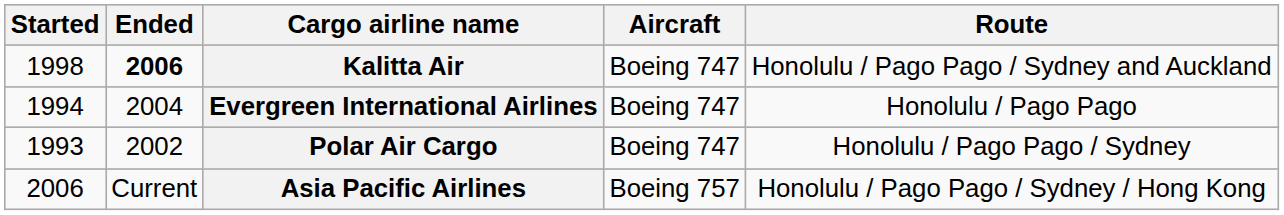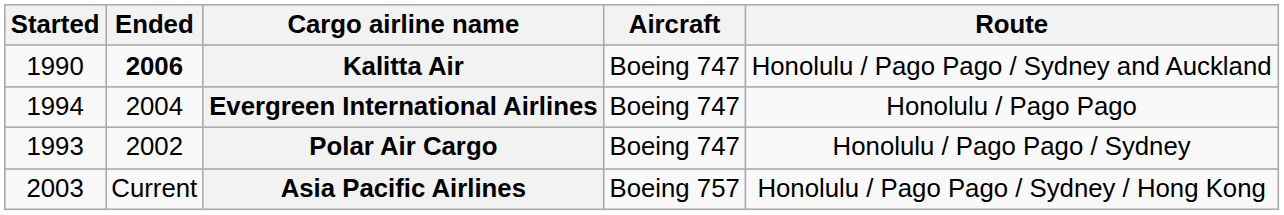(55, 65) 1998 -> (55, 65) 1990
(55, 188) 2006 -> (55, 188) 2003
